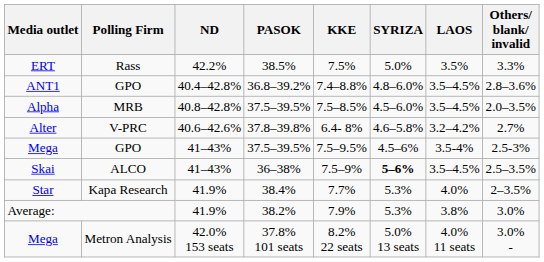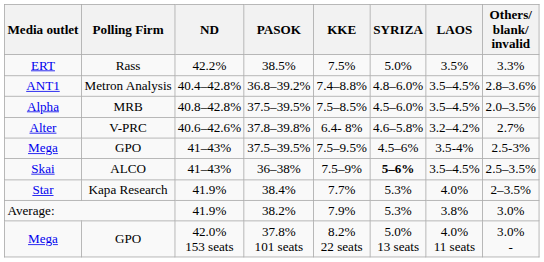(128, 86) GPO -> (128, 86) Metron Analysis
(128, 239) Metron Analysis -> (128, 239) GPO
